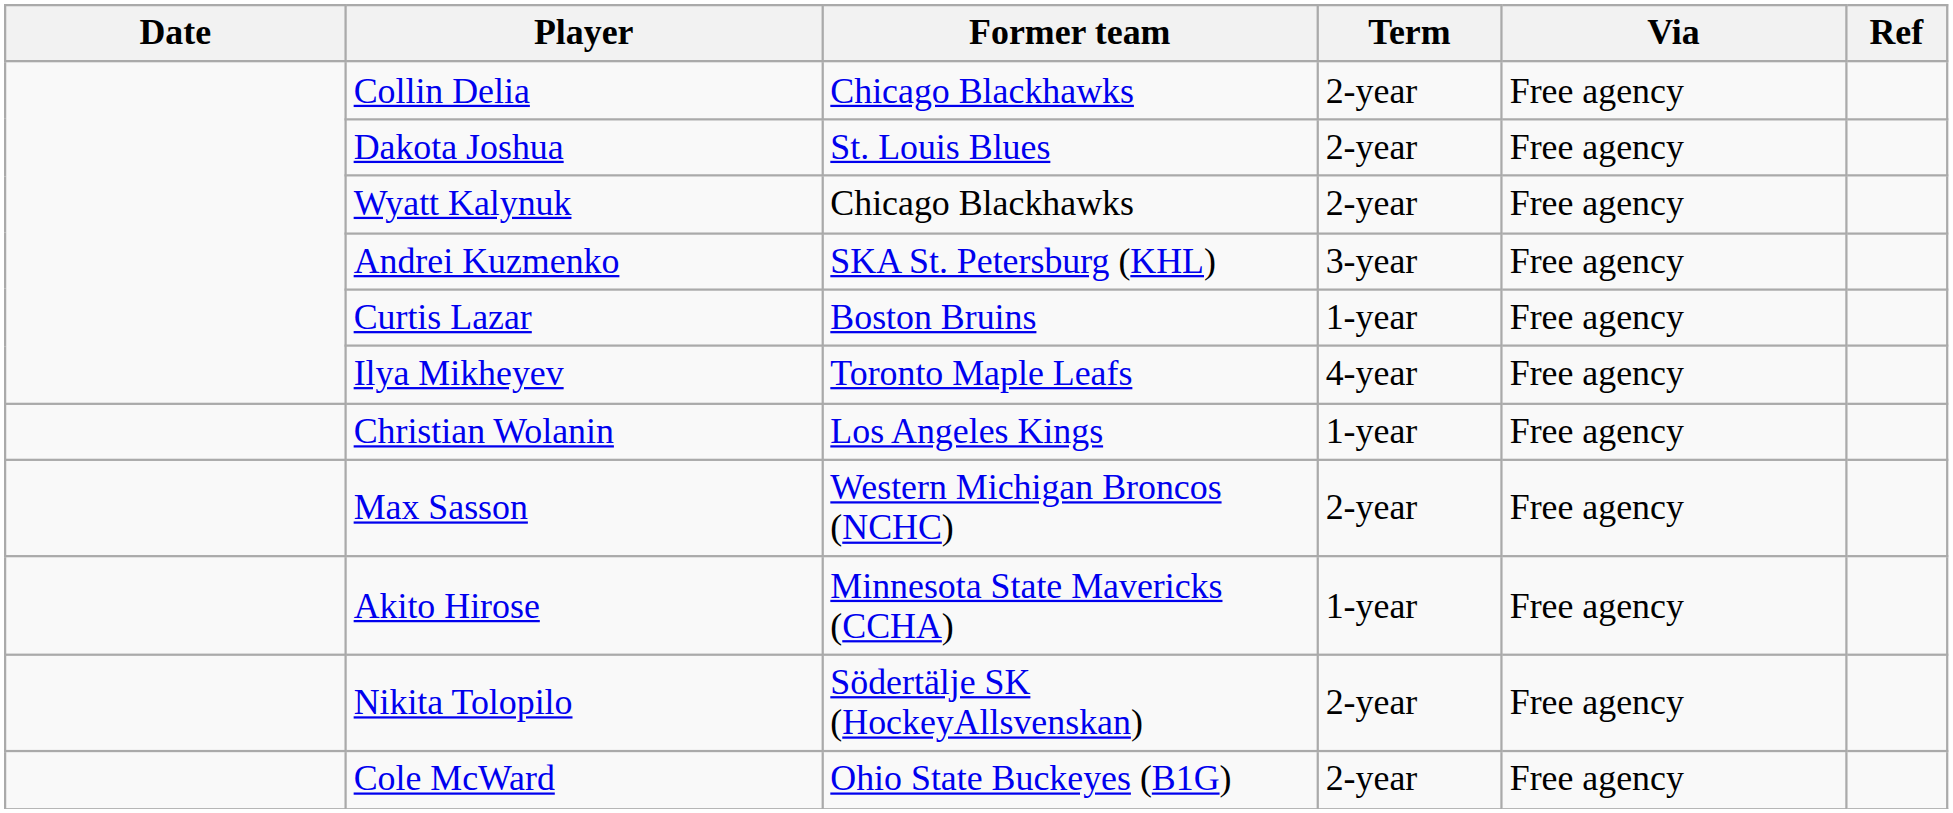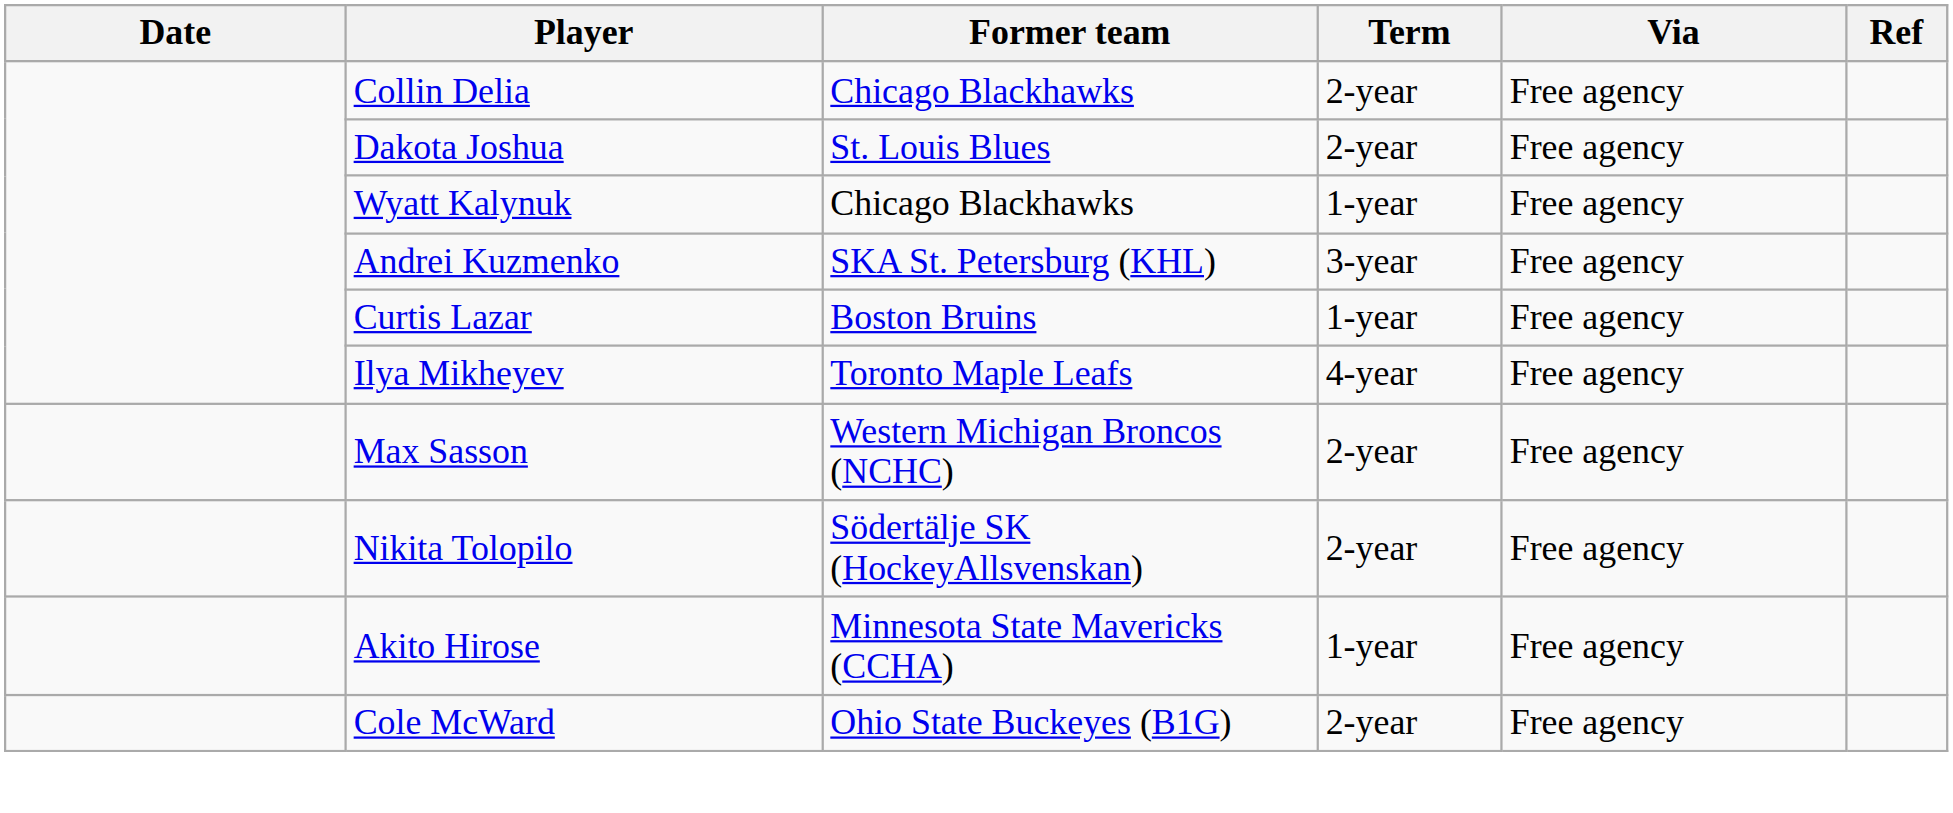(1371, 203) 2-year -> (1371, 203) 1-year
- row: (484, 430)
rows swapped: (447, 604) <-> (463, 702)
